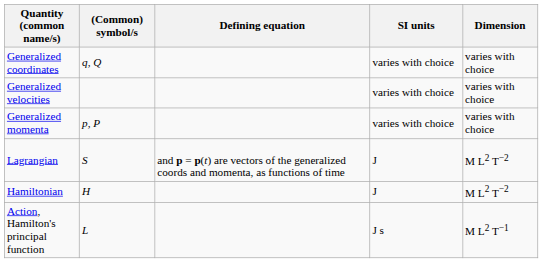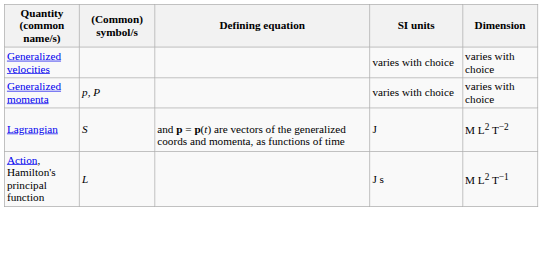- row: (34, 62)
- row: (35, 191)
